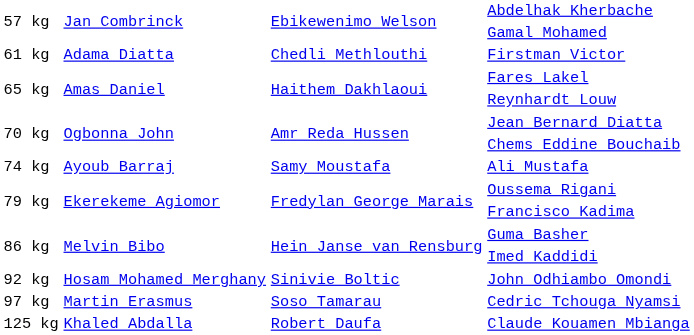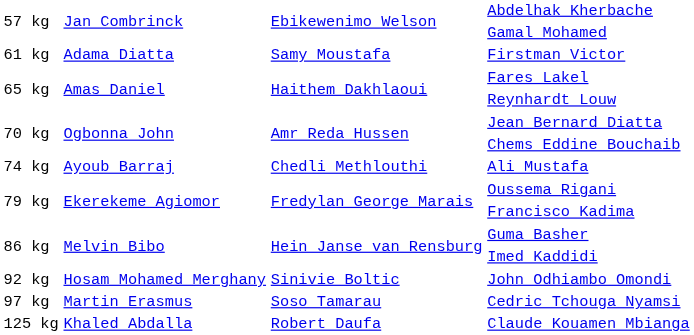(349, 55) Chedli Methlouthi -> (331, 55) Samy Moustafa
(331, 167) Samy Moustafa -> (349, 167) Chedli Methlouthi
